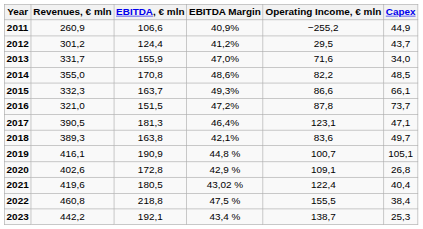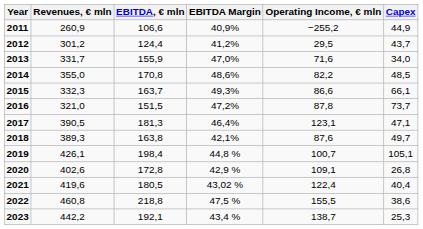(323, 138) 83,6 -> (323, 138) 87,6
(72, 153) 416,1 -> (72, 153) 426,1
(150, 153) 190,9 -> (150, 153) 198,4
(401, 201) 38,4 -> (401, 201) 38,6
